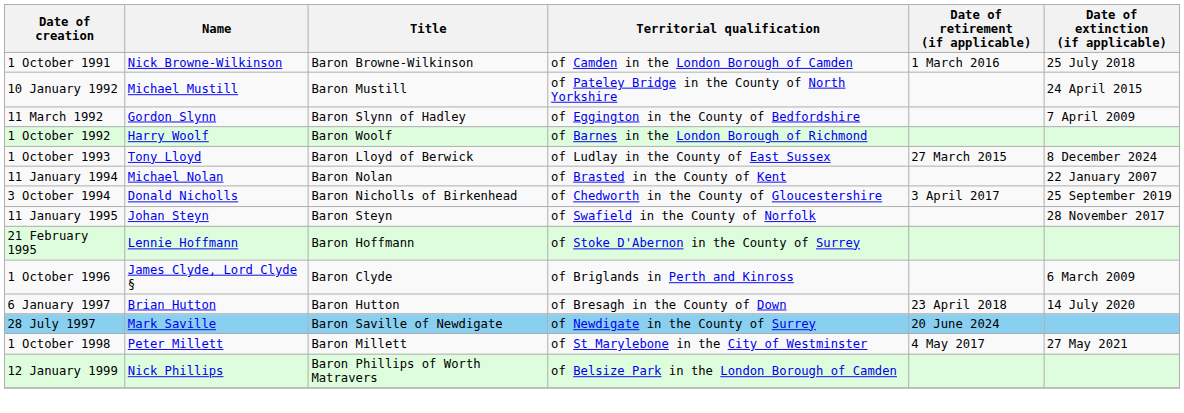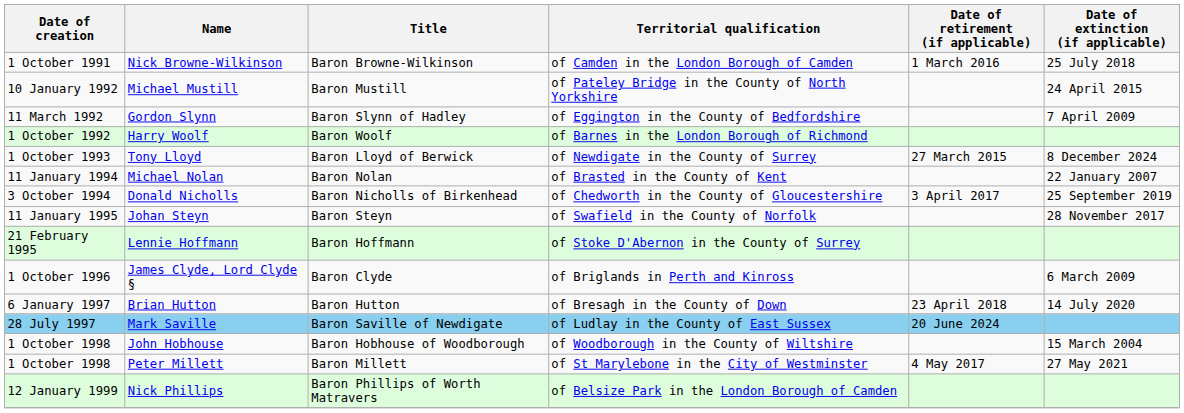(691, 156) of Ludlay in the County of East Sussex -> (684, 156) of Newdigate in the County of Surrey
(684, 324) of Newdigate in the County of Surrey -> (691, 324) of Ludlay in the County of East Sussex
+ row: (176, 344)
